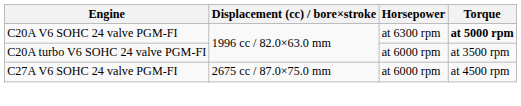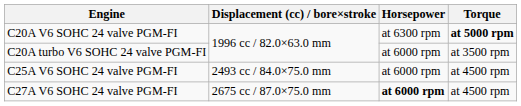+ row: (92, 71)
(411, 71) normal -> (413, 91) bold
